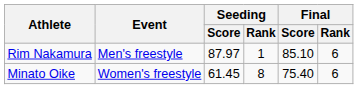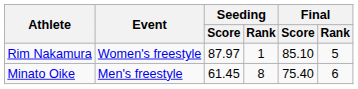(140, 54) Men's freestyle -> (150, 54) Women's freestyle
(335, 54) 6 -> (335, 54) 5
(150, 74) Women's freestyle -> (140, 74) Men's freestyle
